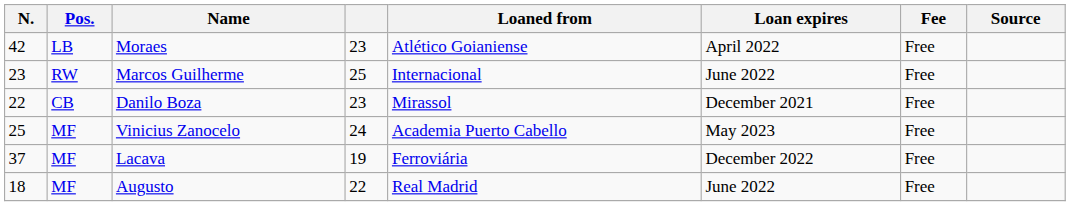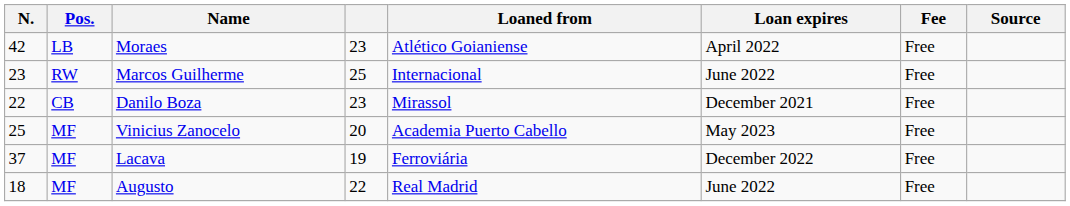(358, 131) 24 -> (358, 131) 20
